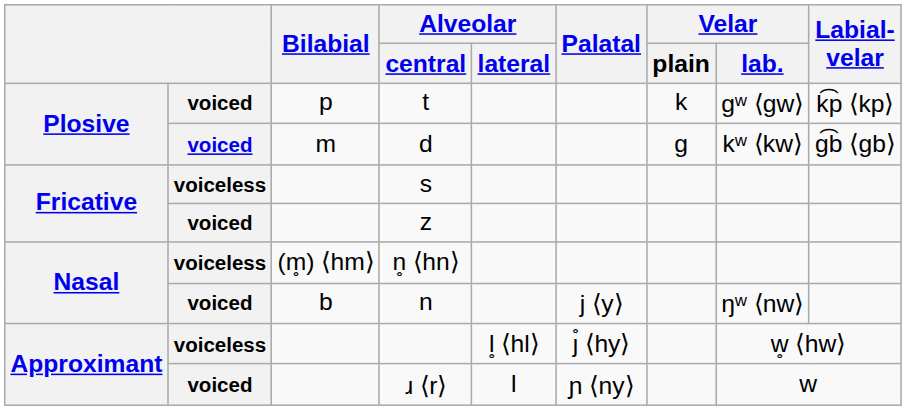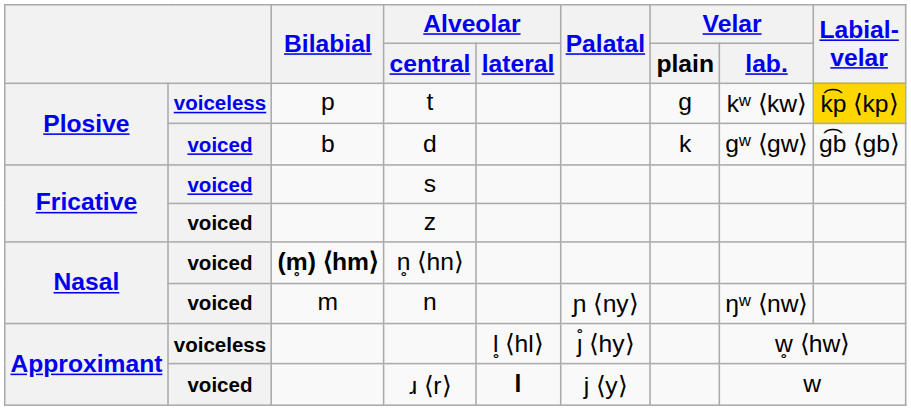(220, 104) voiced -> (220, 104) voiceless
(681, 102) k -> (685, 102) ɡ
(762, 103) ɡʷ ⟨gw⟩ -> (767, 103) kʷ ⟨kw⟩
(855, 103) no background -> (859, 103) gold background
(326, 143) m -> (328, 143) b
(681, 143) ɡ -> (685, 143) k
(762, 144) kʷ ⟨kw⟩ -> (767, 144) ɡʷ ⟨gw⟩
(220, 184) voiceless -> (220, 184) voiced
(220, 263) voiceless -> (220, 263) voiced
(326, 263) normal -> (328, 263) bold
(326, 302) b -> (328, 302) m
(601, 303) j ⟨y⟩ -> (605, 303) ɲ ⟨ny⟩
(514, 384) normal -> (518, 384) bold
(601, 384) ɲ ⟨ny⟩ -> (605, 384) j ⟨y⟩
